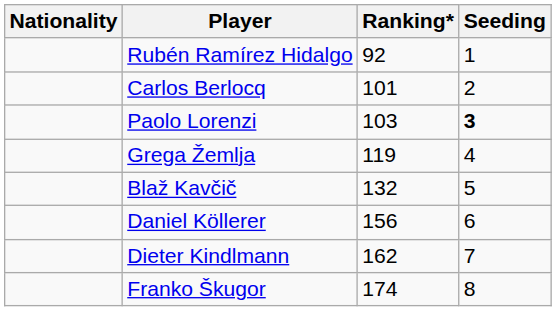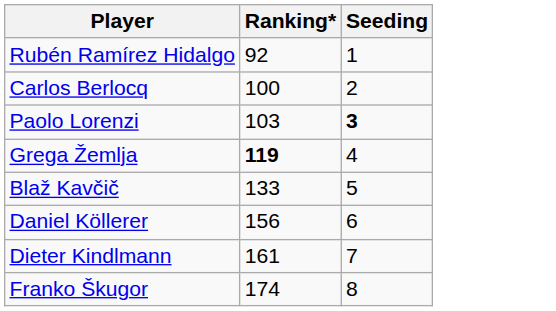- column: (64, 21)
(380, 88) 101 -> (262, 88) 100
(379, 155) normal -> (262, 155) bold
(380, 188) 132 -> (262, 188) 133
(380, 255) 162 -> (262, 255) 161
